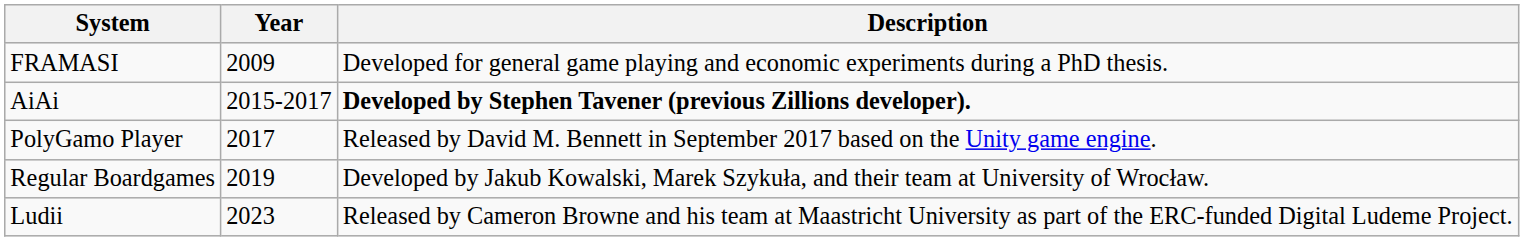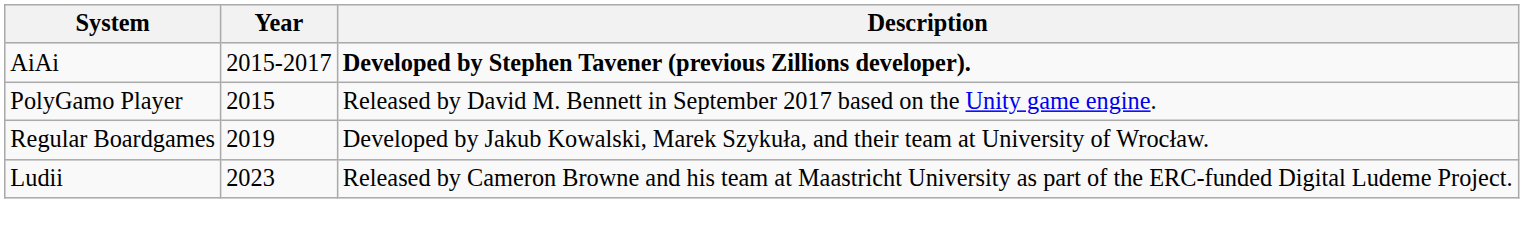- row: (64, 62)
(251, 139) 2017 -> (251, 100) 2015
